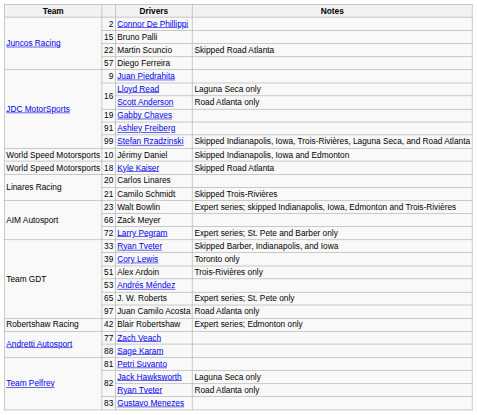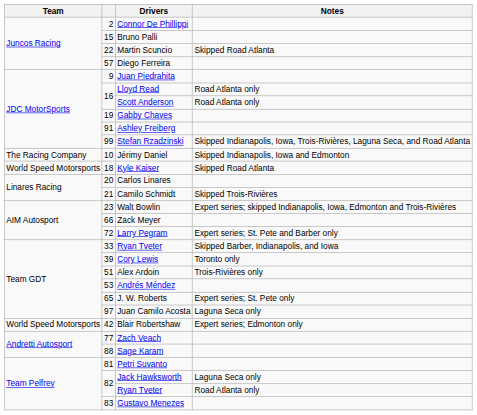(228, 89) Laguna Seca only -> (227, 89) Road Atlanta only
(53, 154) World Speed Motorsports -> (46, 154) The Racing Company
(227, 311) Road Atlanta only -> (228, 311) Laguna Seca only
(42, 324) Robertshaw Racing -> (53, 324) World Speed Motorsports
